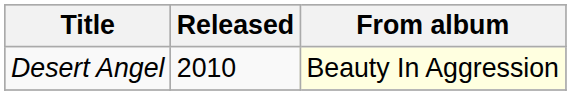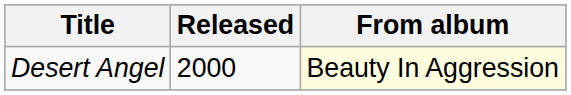(207, 68) 2010 -> (207, 68) 2000
